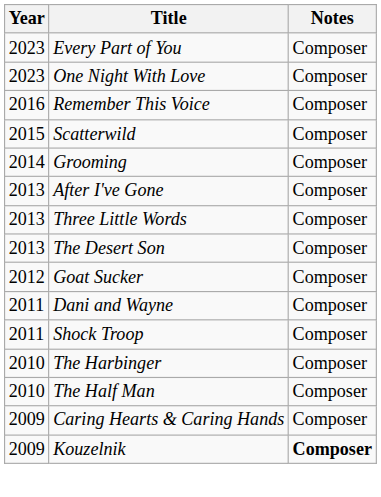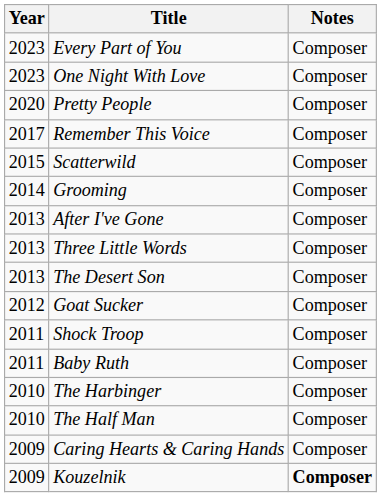+ row: (102, 104)
(27, 104) 2016 -> (27, 133) 2017
- row: (113, 305)
+ row: (91, 362)
